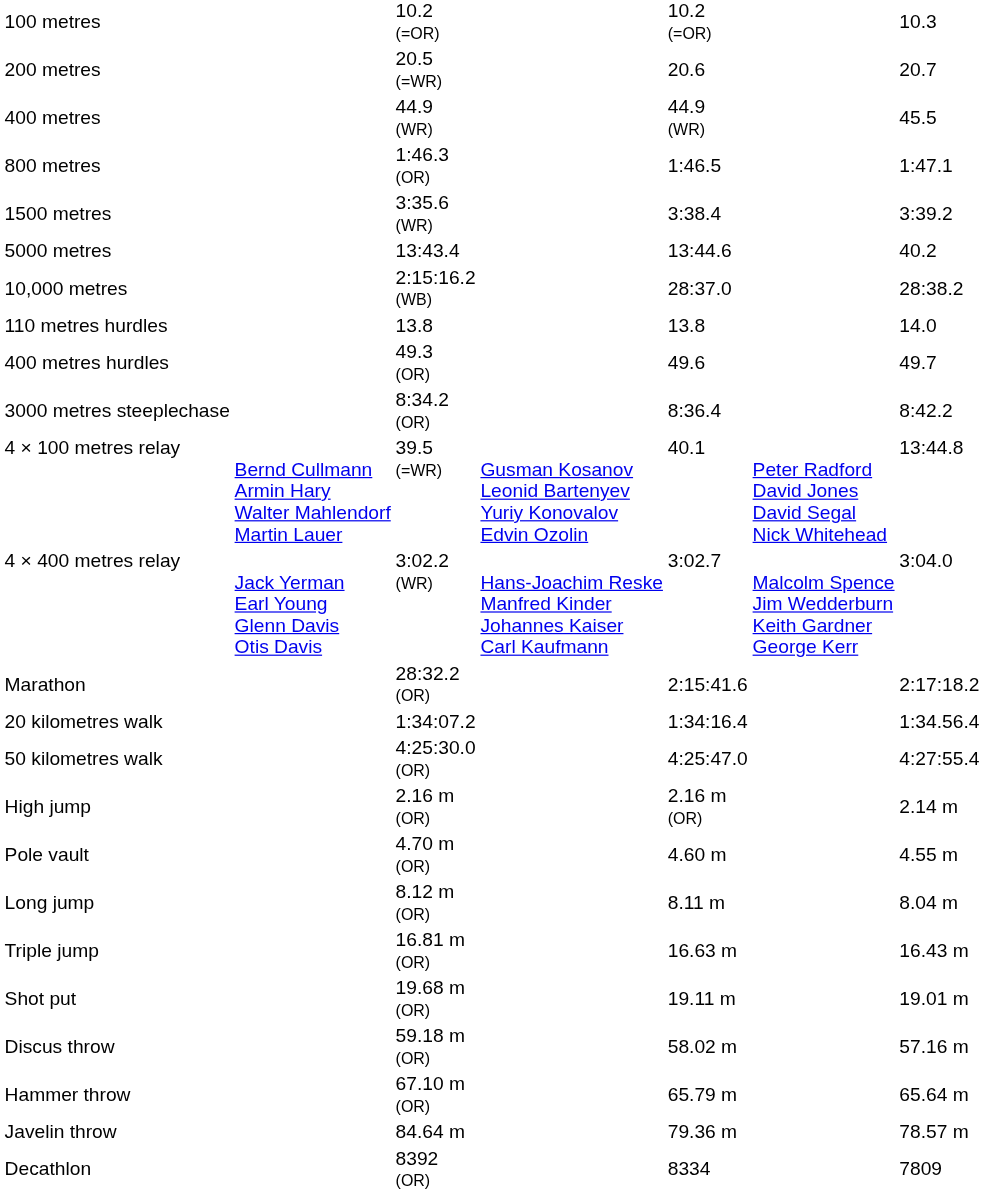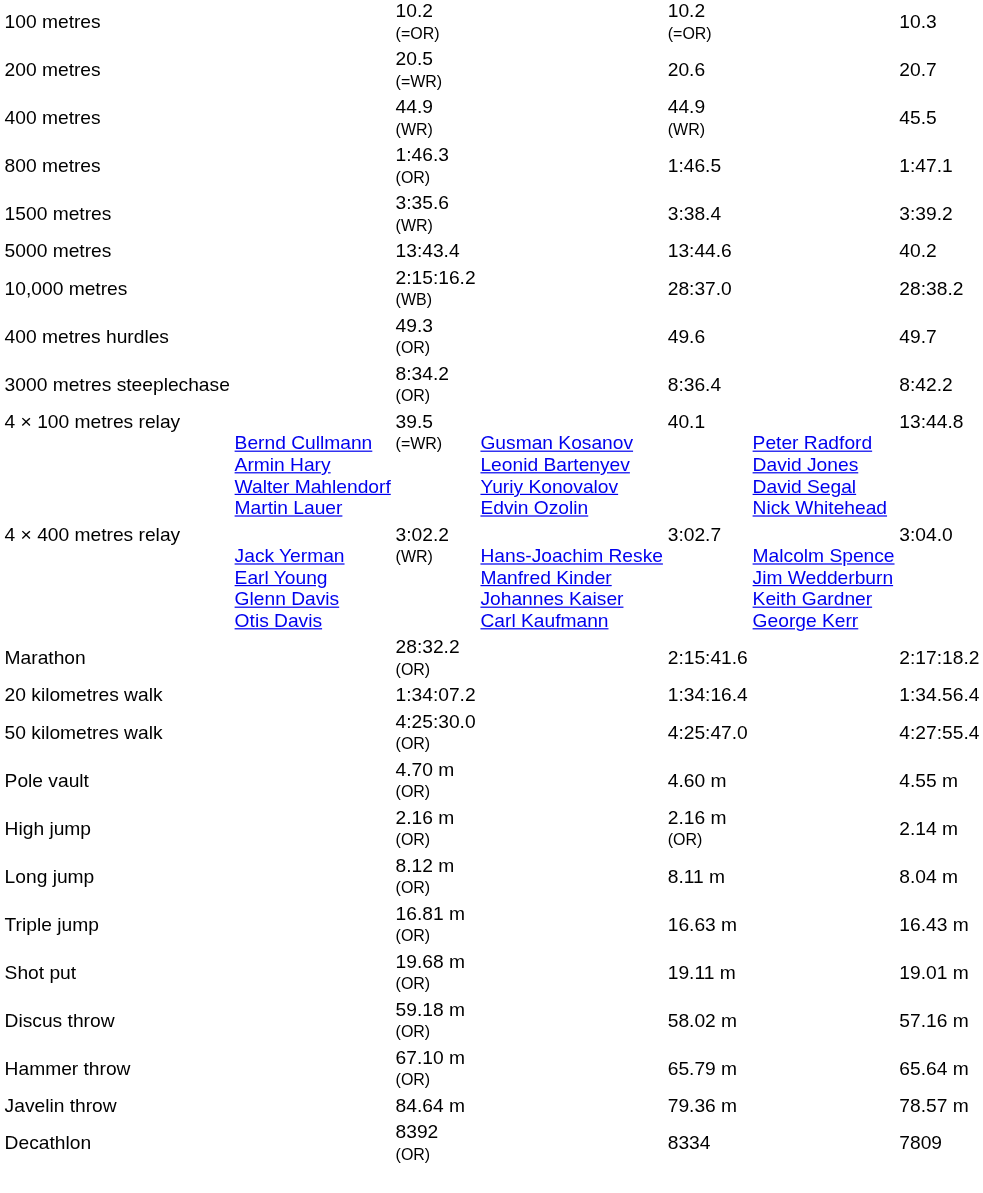- row: (86, 325)
rows swapped: (48, 806) <-> (47, 854)
